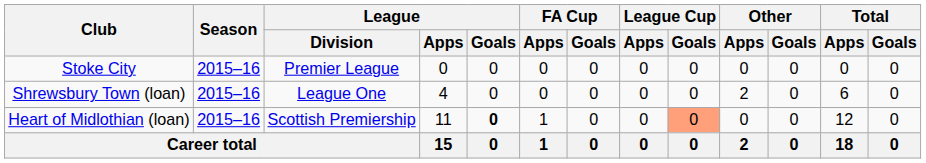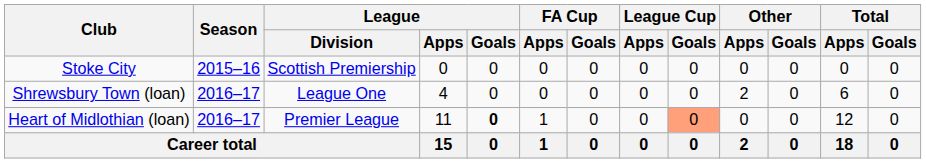(342, 68) Premier League -> (342, 68) Scottish Premiership
(229, 94) 2015–16 -> (229, 94) 2016–17
(229, 119) 2015–16 -> (229, 119) 2016–17
(342, 119) Scottish Premiership -> (342, 119) Premier League
